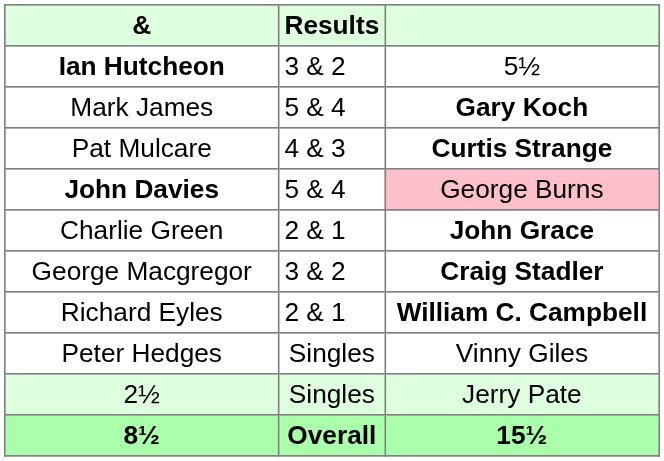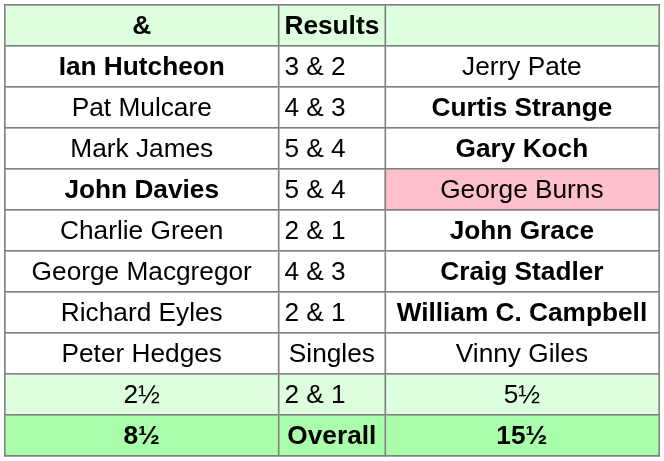(522, 66) 5½ -> (522, 66) Jerry Pate
rows swapped: (142, 148) <-> (142, 106)
(315, 270) 3 & 2 -> (315, 270) 4 & 3
(332, 394) Singles -> (315, 394) 2 & 1
(522, 394) Jerry Pate -> (522, 394) 5½
